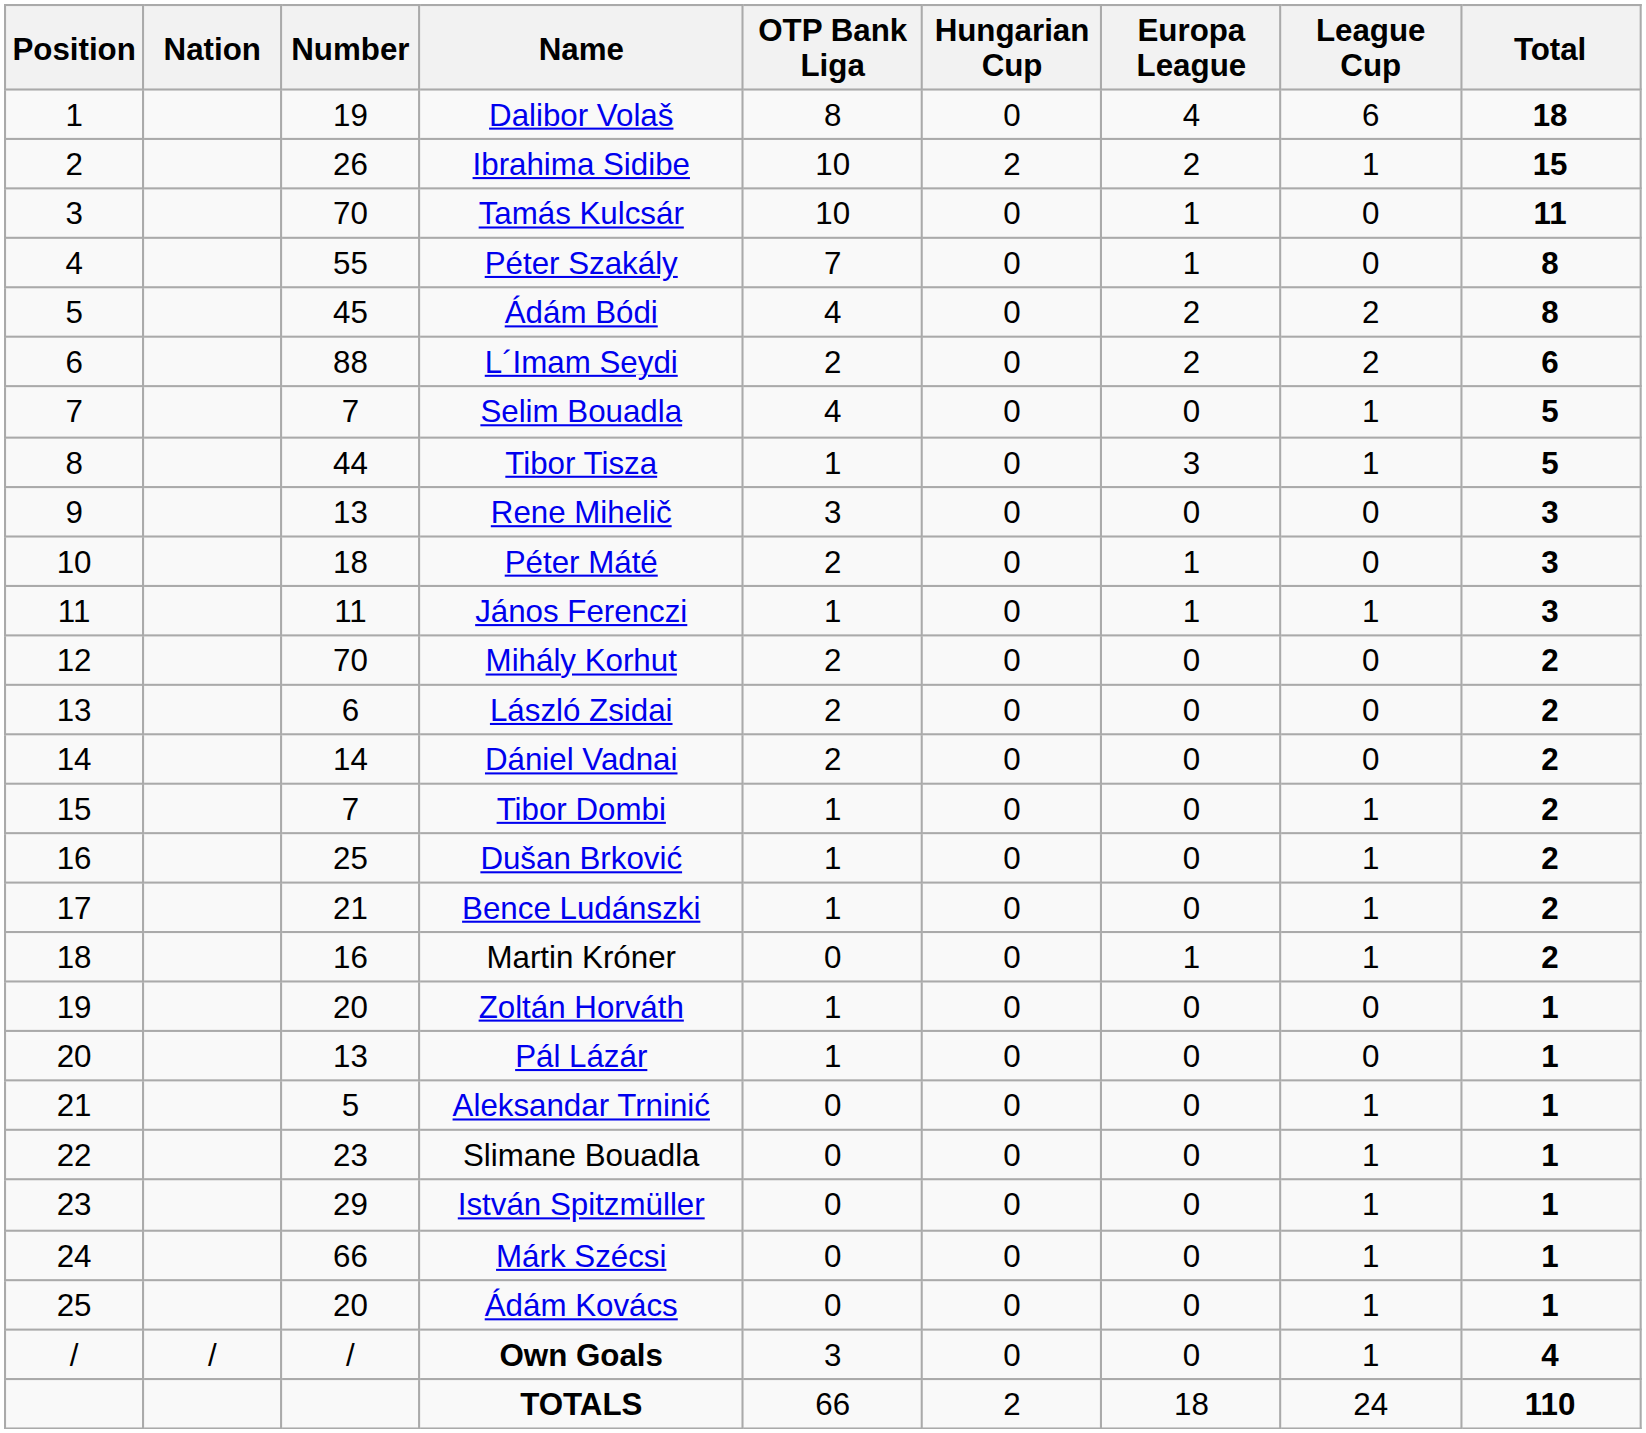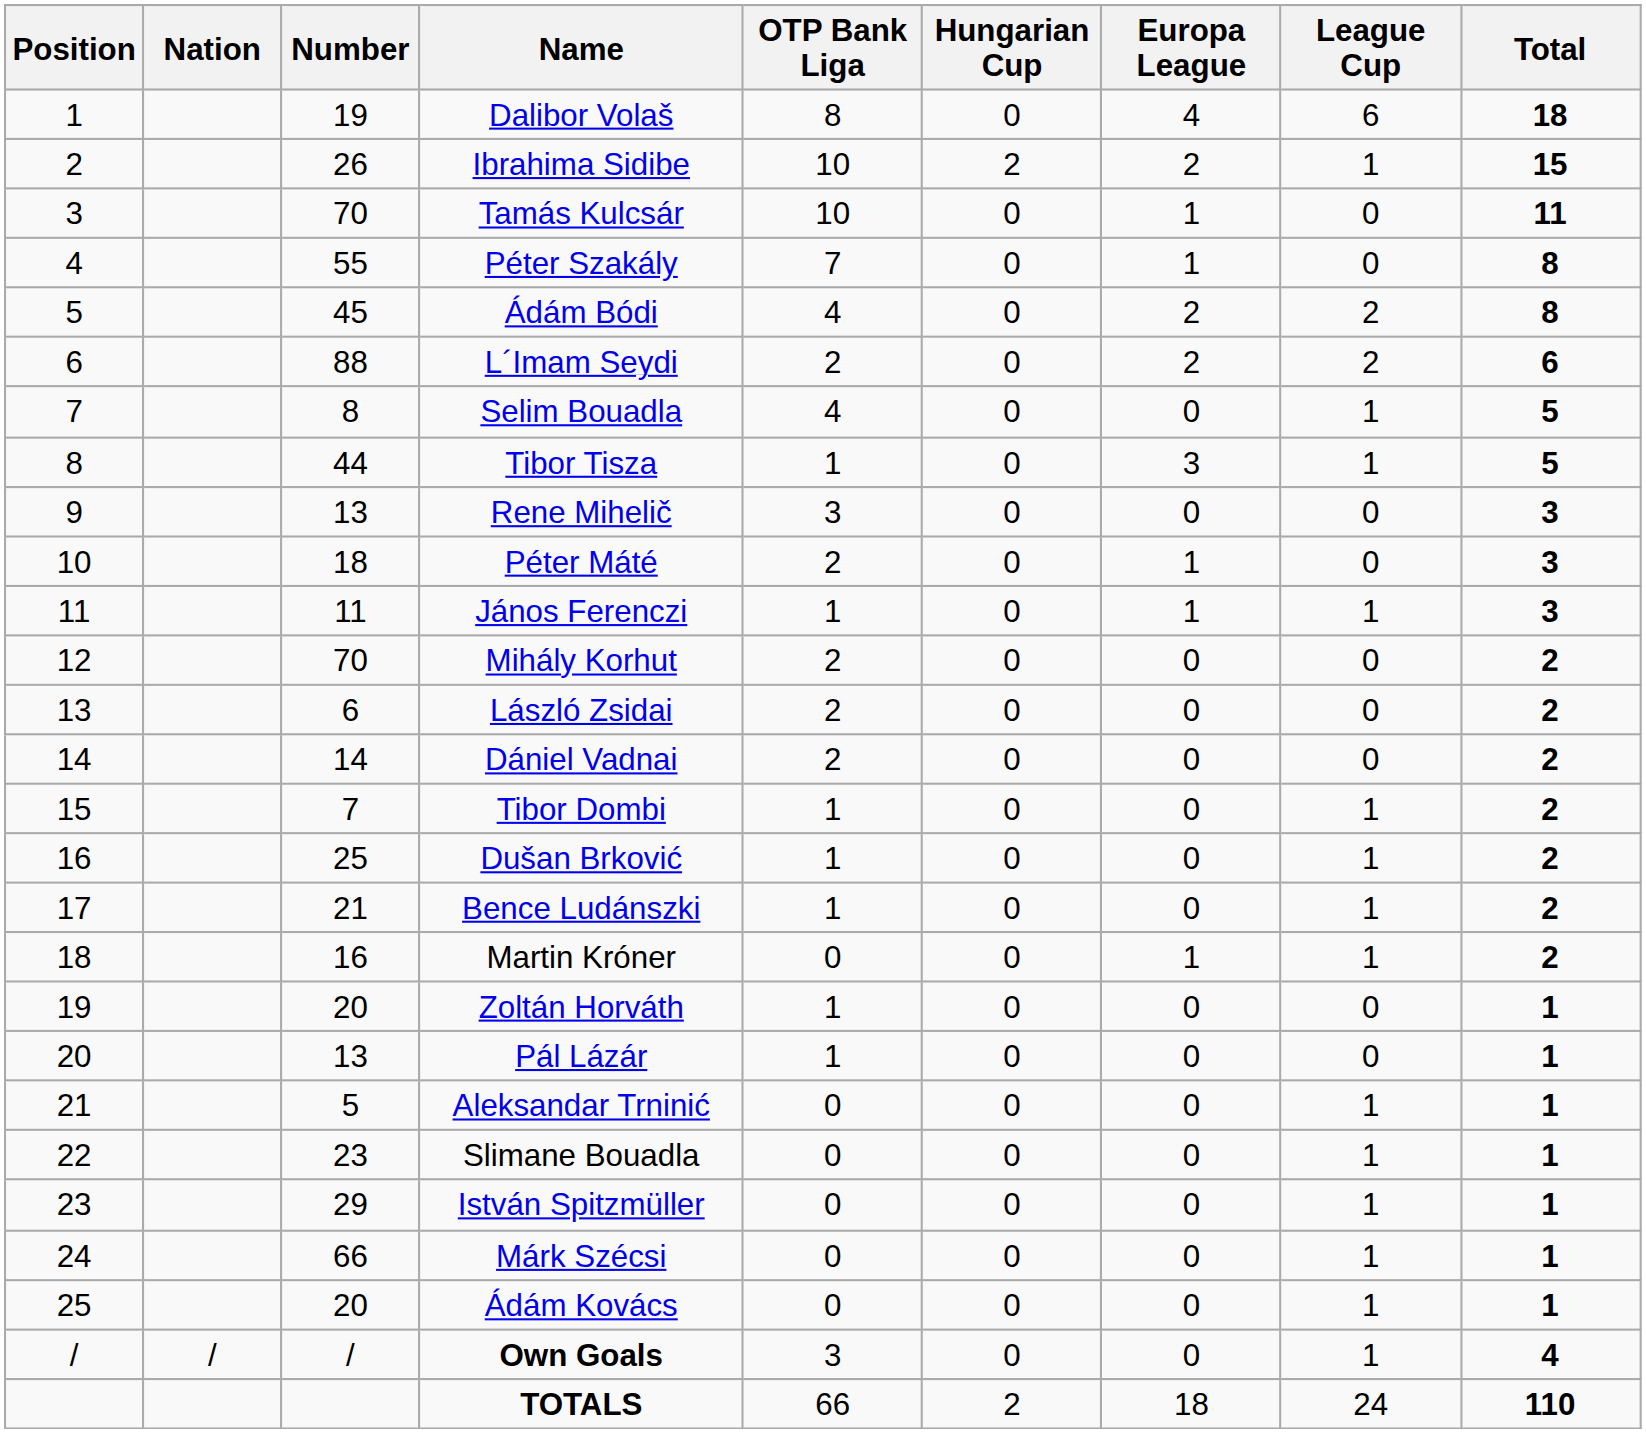(350, 412) 7 -> (350, 412) 8
